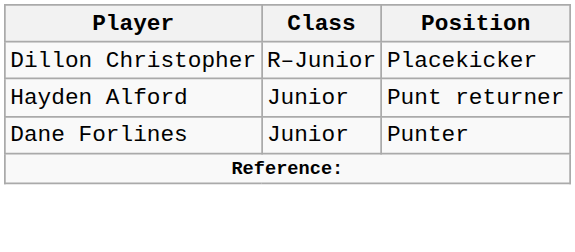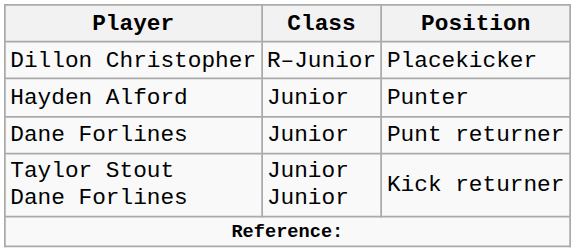(476, 98) Punt returner -> (428, 98) Punter
(428, 135) Punter -> (476, 135) Punt returner
+ row: (99, 185)
